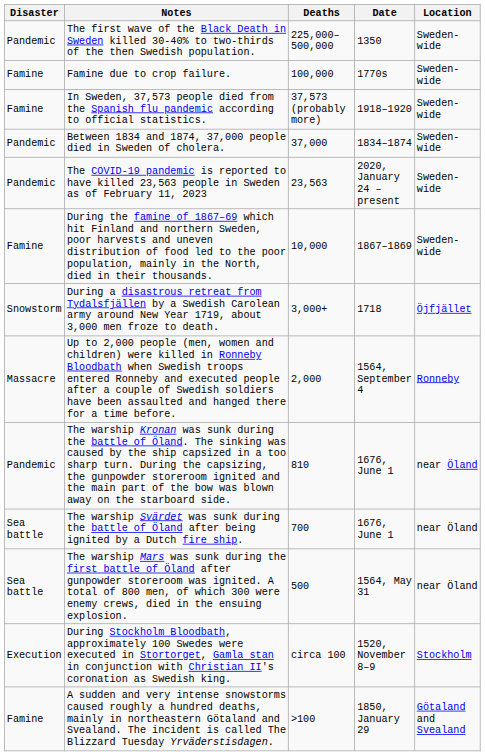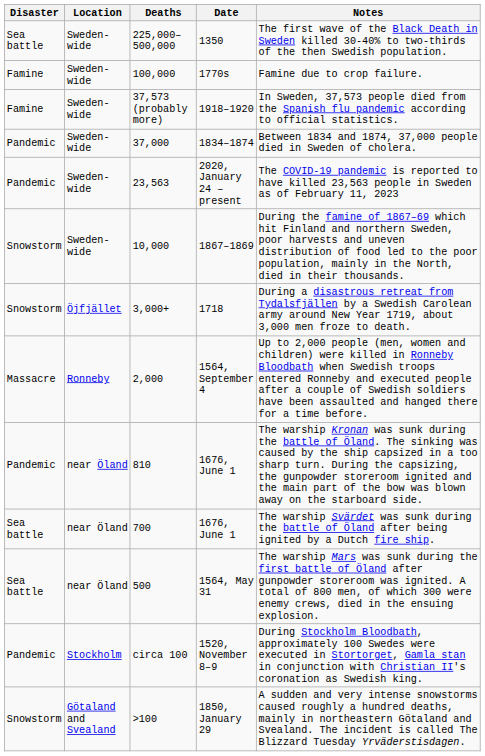columns swapped: (447, 13) <-> (176, 13)
(31, 41) Pandemic -> (25, 41) Sea battle
(25, 246) Famine -> (34, 246) Snowstorm
(34, 656) Execution -> (31, 656) Pandemic
(25, 719) Famine -> (34, 719) Snowstorm
